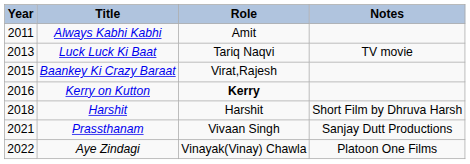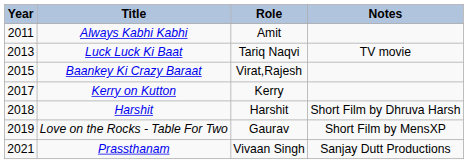(21, 91) 2016 -> (21, 91) 2017
(244, 91) bold -> (269, 91) normal
+ row: (134, 129)
- row: (108, 149)
